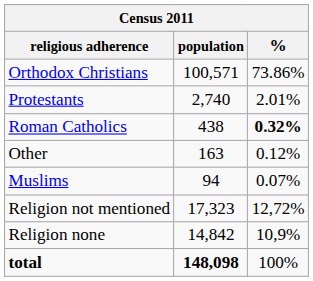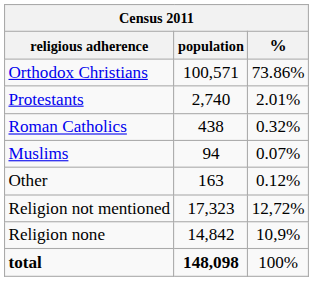(278, 126) bold -> (278, 126) normal
rows swapped: (38, 180) <-> (28, 153)
